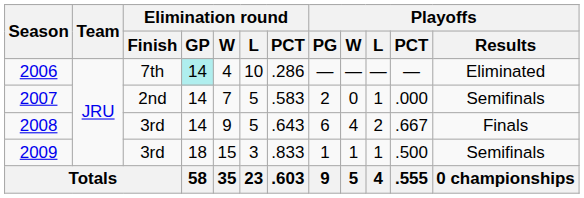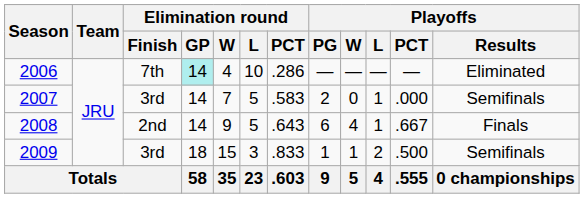(152, 98) 2nd -> (152, 98) 3rd
(152, 125) 3rd -> (152, 125) 2nd
(378, 125) 2 -> (378, 125) 1
(378, 152) 1 -> (378, 152) 2
